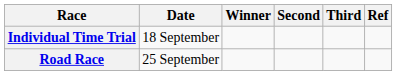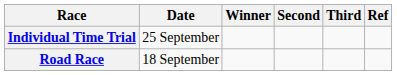(181, 37) 18 September -> (181, 37) 25 September
(181, 59) 25 September -> (181, 59) 18 September
